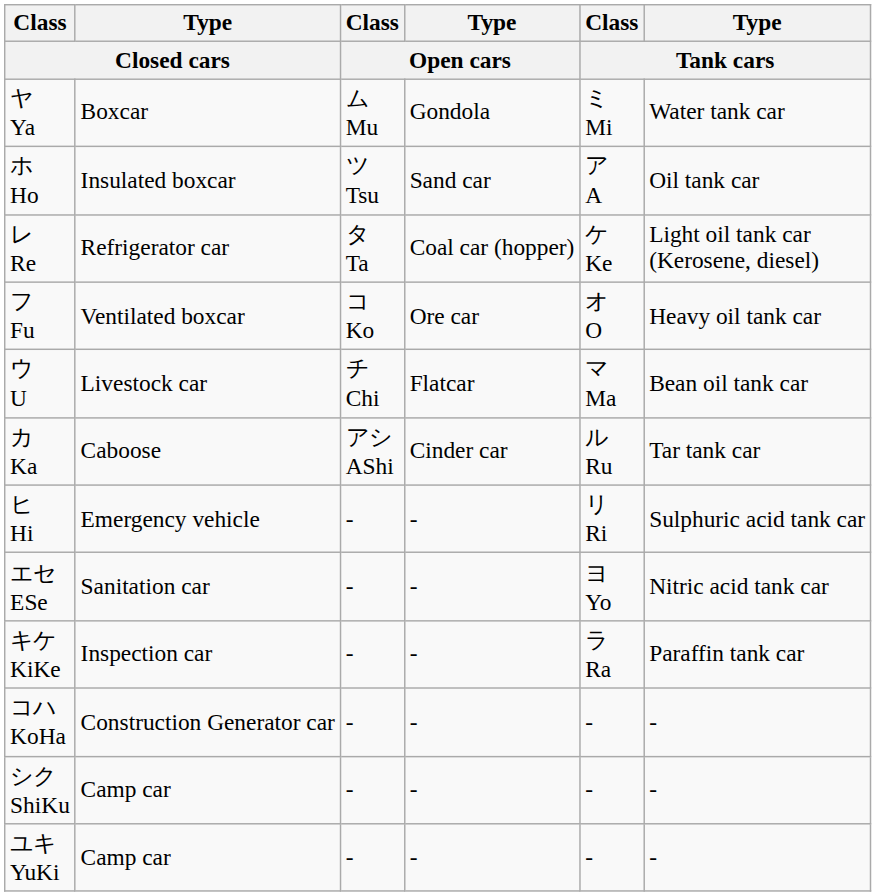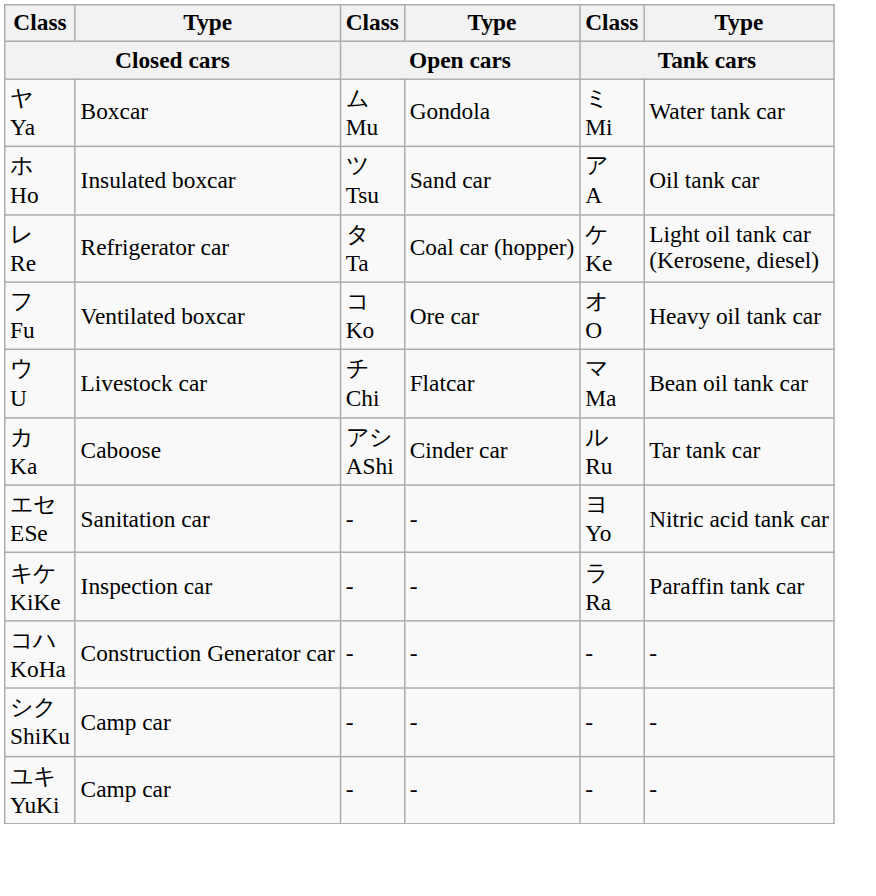- row: (22, 519)
